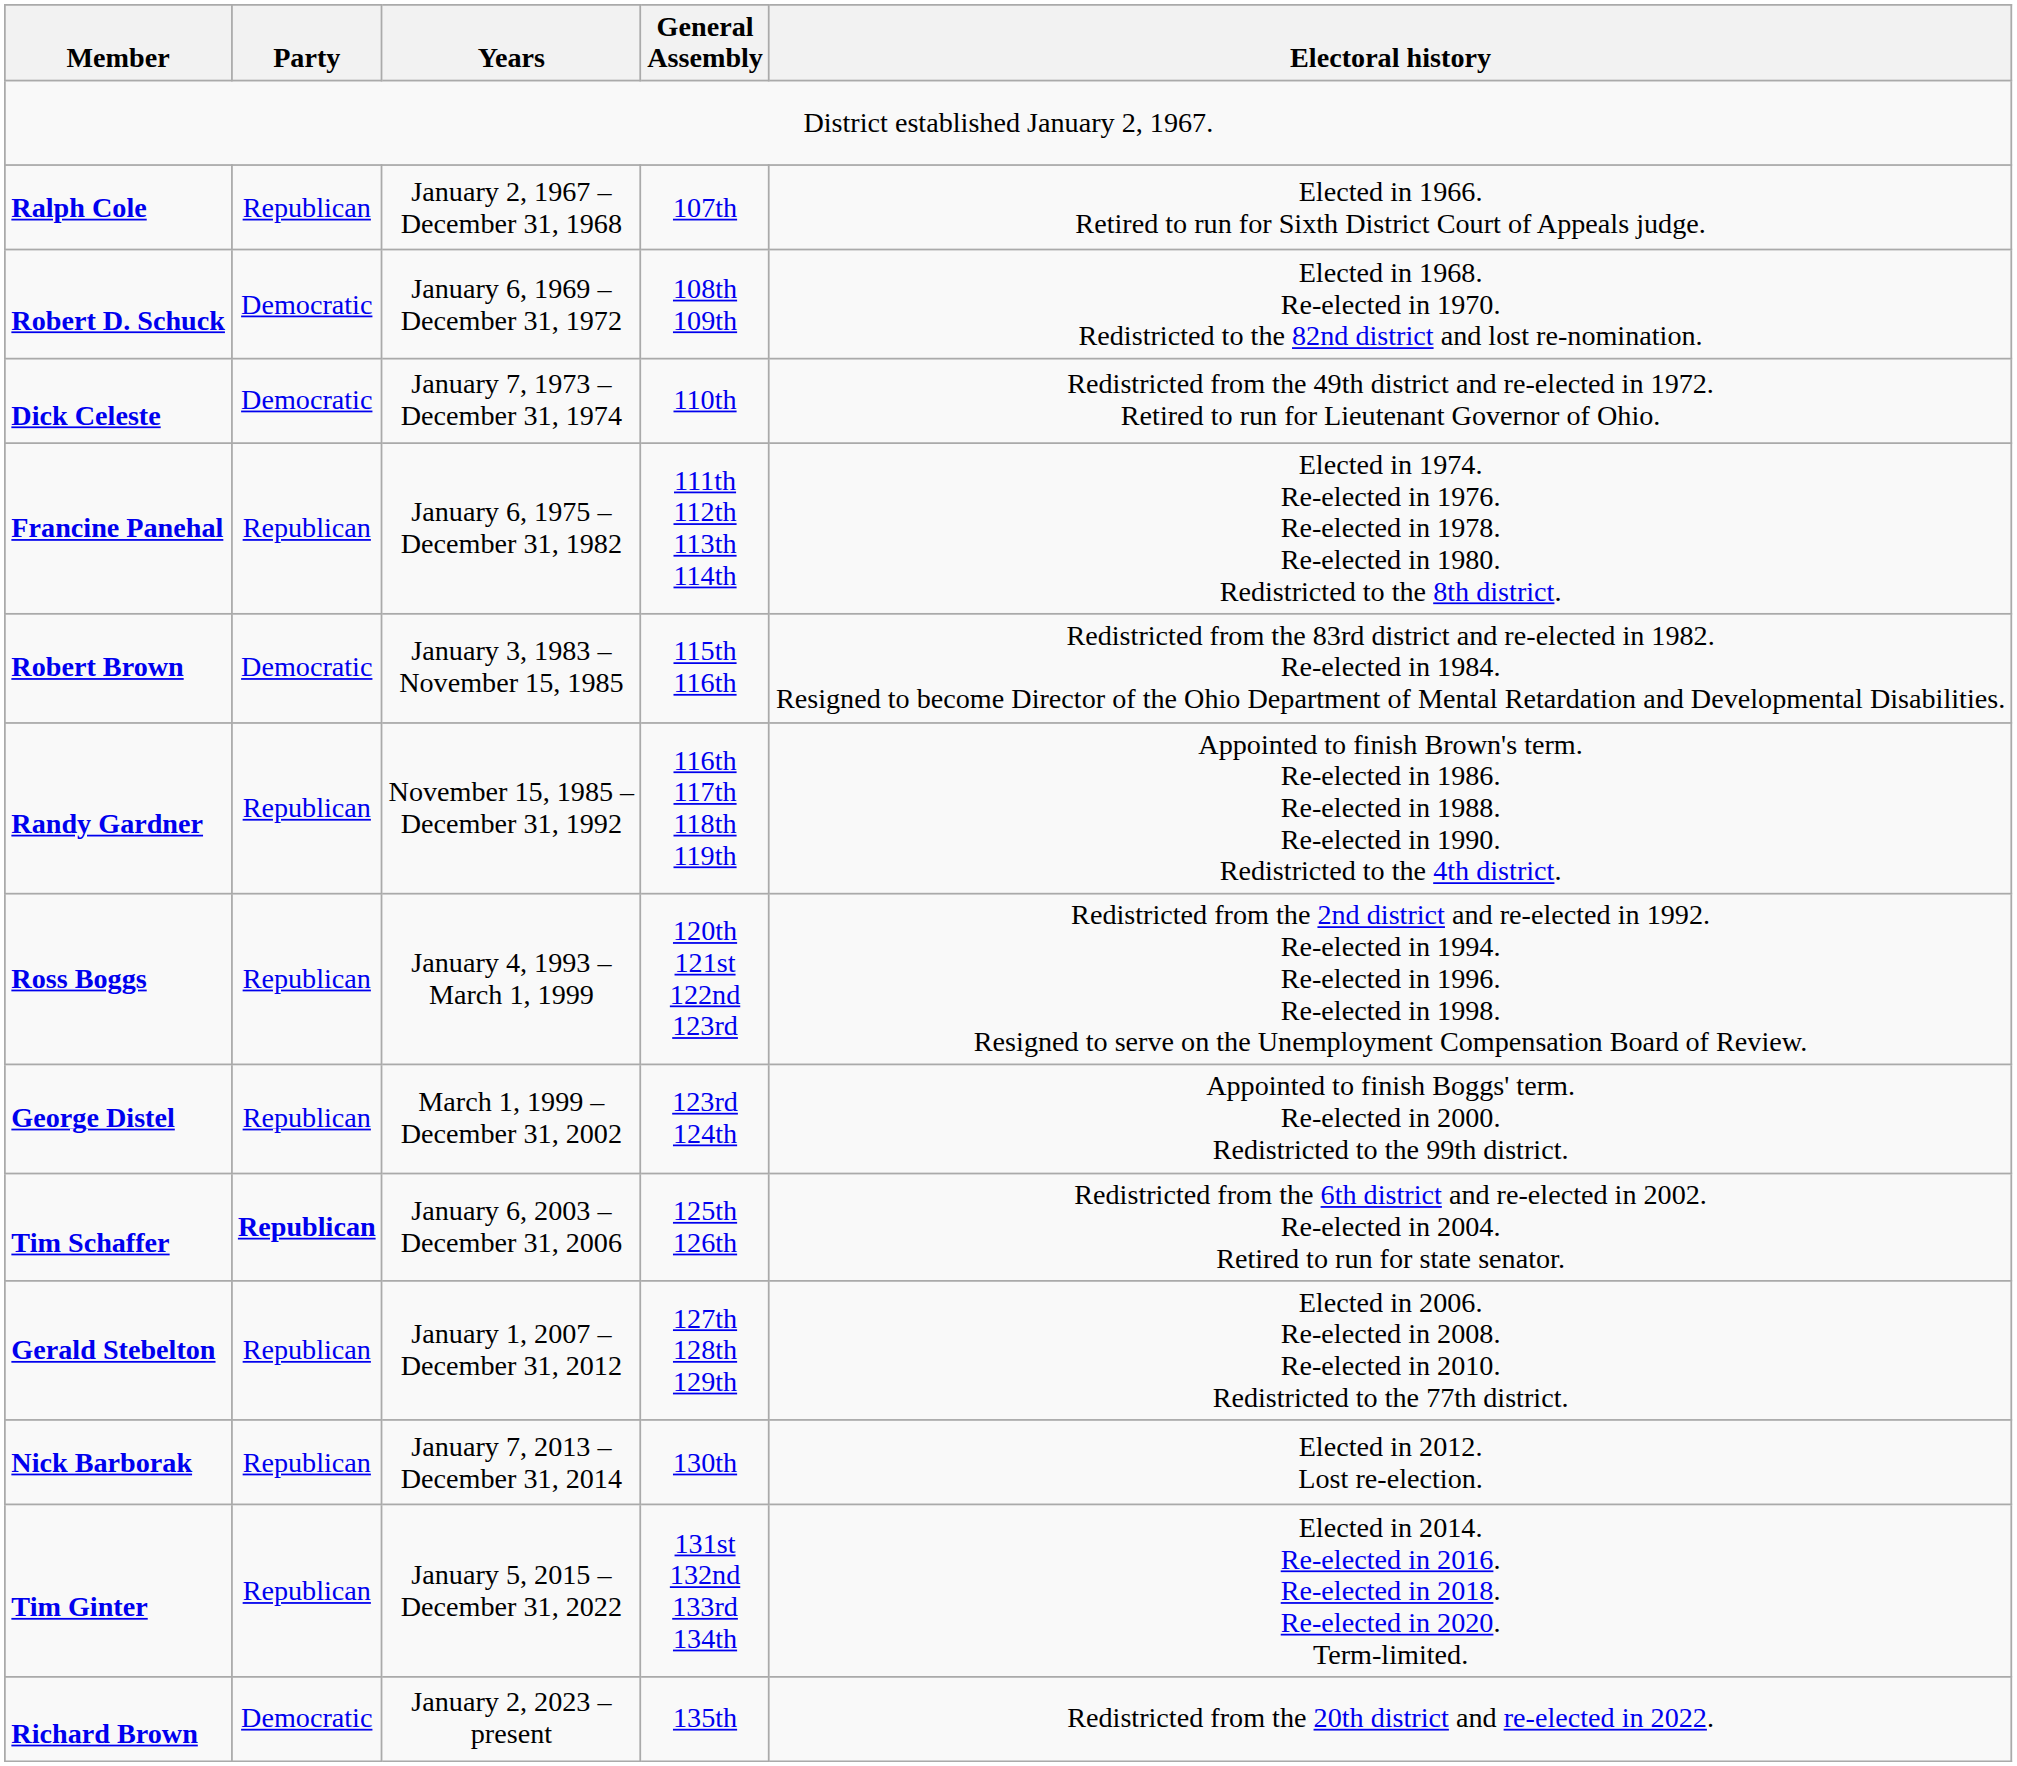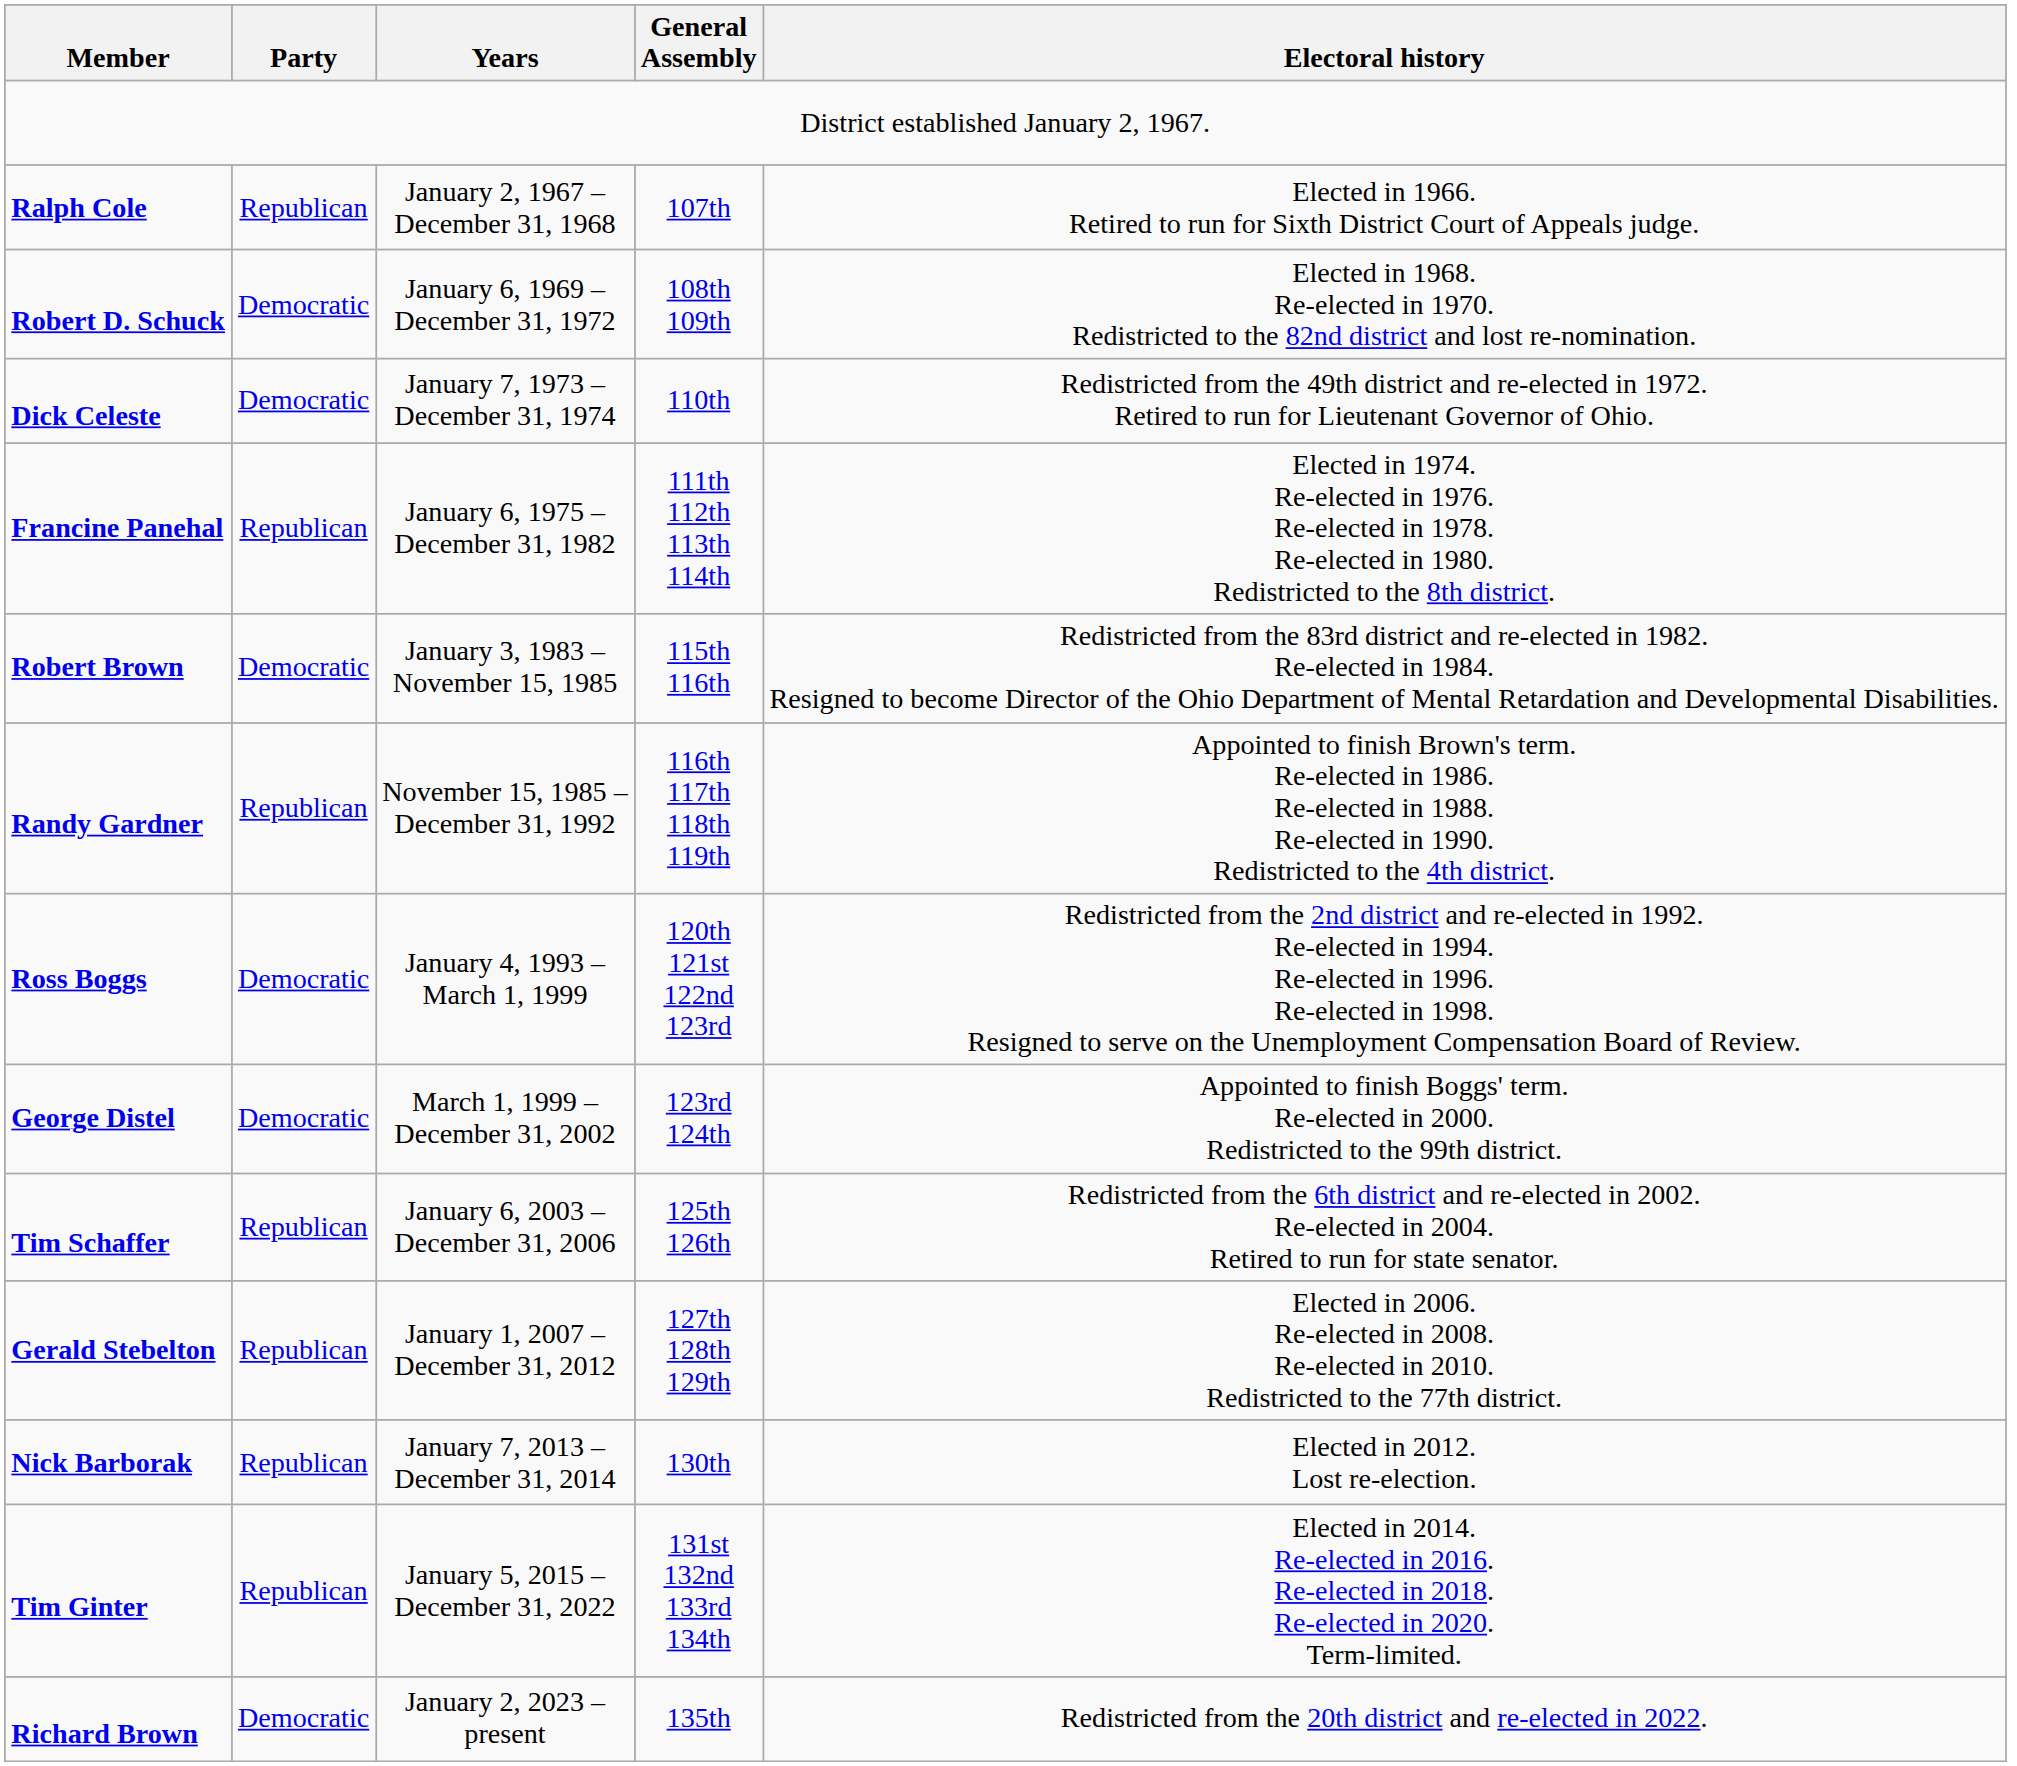(307, 978) Republican -> (304, 978) Democratic
(307, 1118) Republican -> (304, 1118) Democratic
(307, 1226) bold -> (304, 1226) normal
